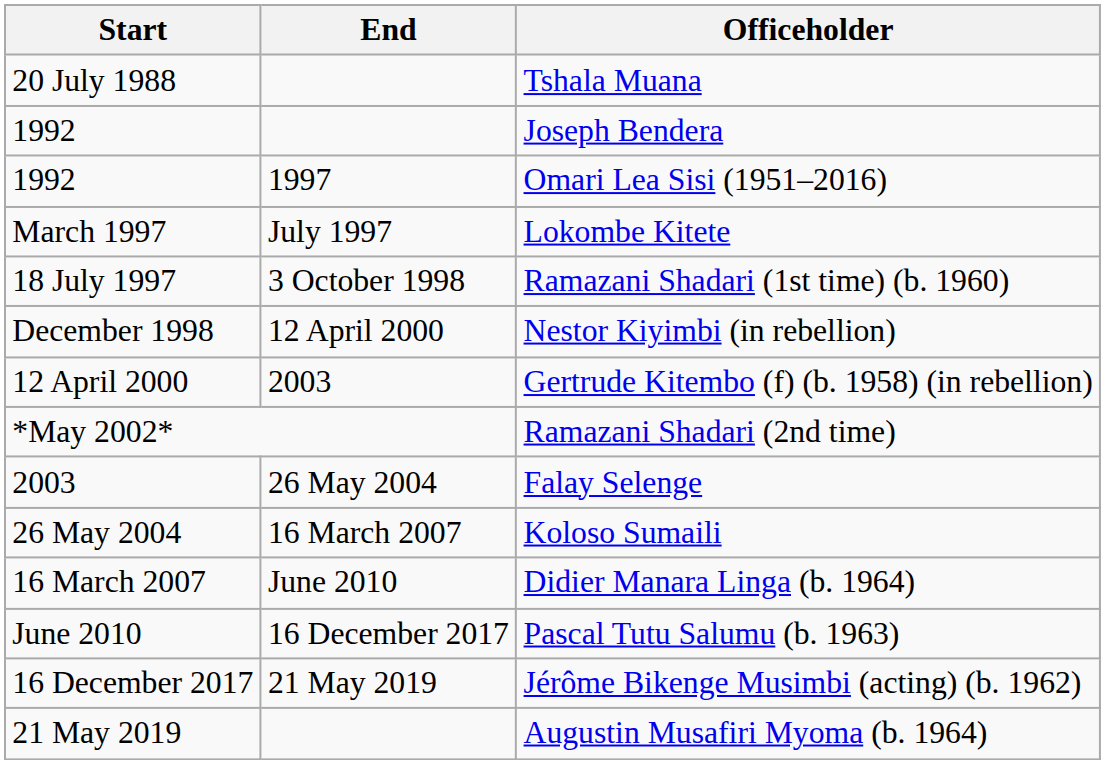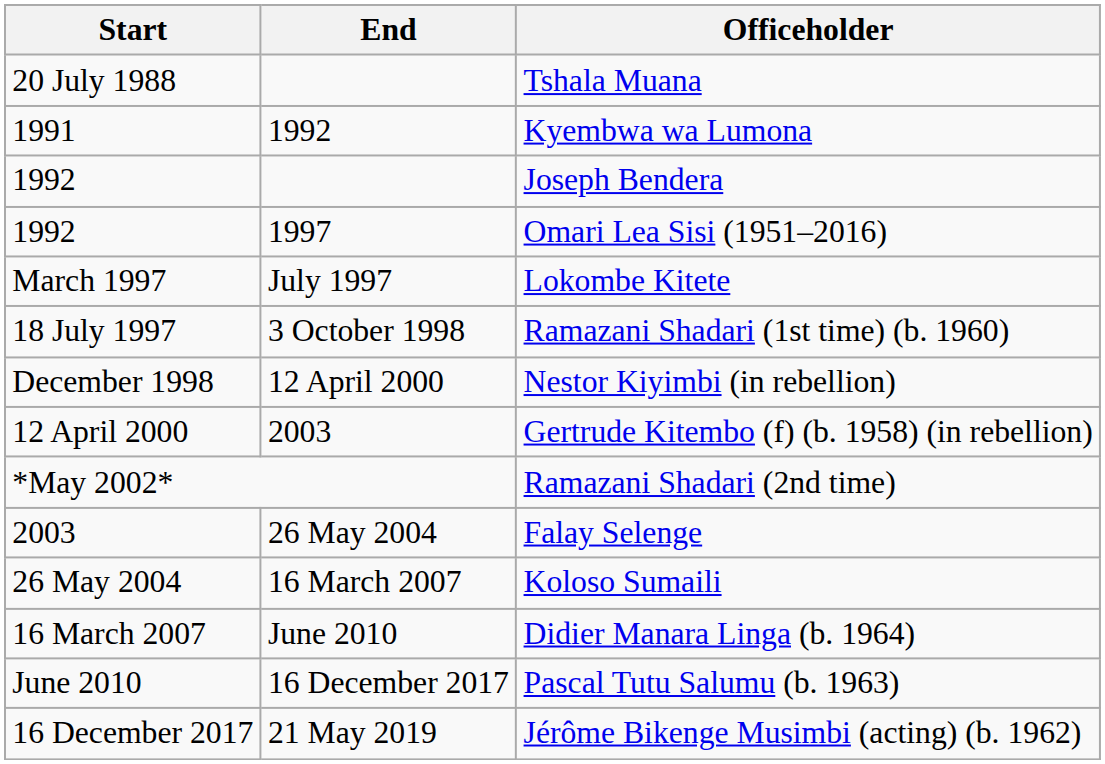+ row: (668, 130)
- row: (755, 733)
